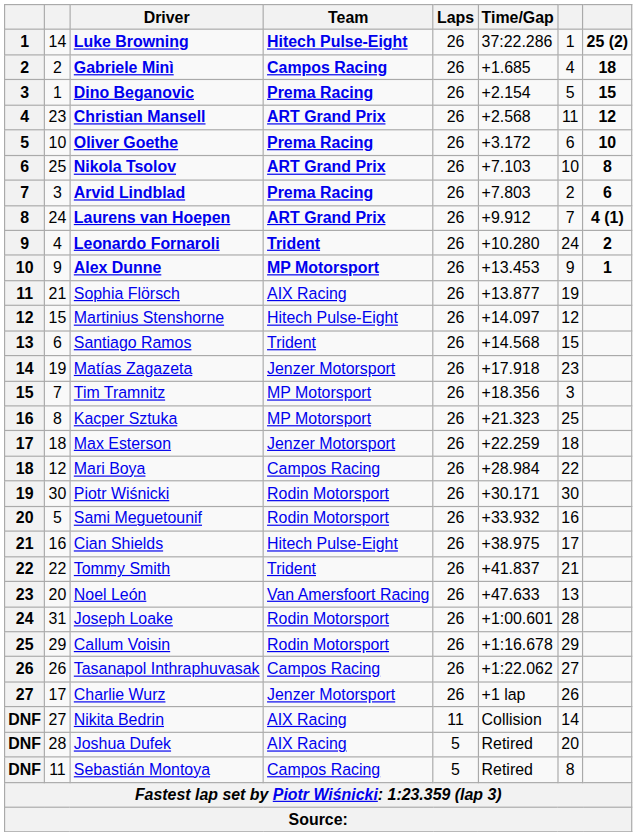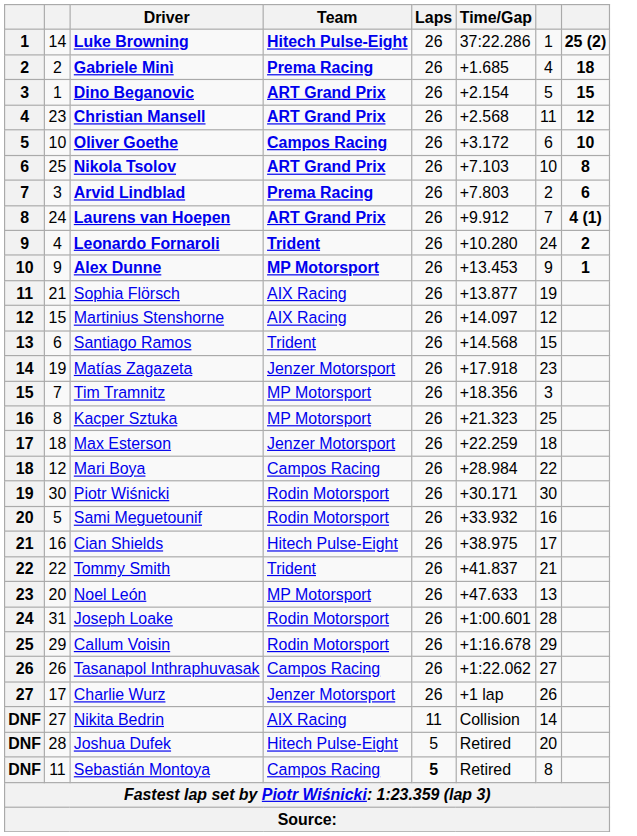(327, 67) Campos Racing -> (320, 67) Prema Racing
(320, 92) Prema Racing -> (326, 92) ART Grand Prix
(320, 142) Prema Racing -> (327, 142) Campos Racing
(332, 318) Hitech Pulse-Eight -> (307, 318) AIX Racing
(348, 594) Van Amersfoort Racing -> (319, 594) MP Motorsport
(307, 744) AIX Racing -> (332, 744) Hitech Pulse-Eight
(456, 769) normal -> (434, 769) bold
